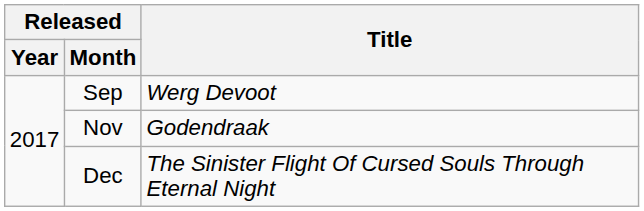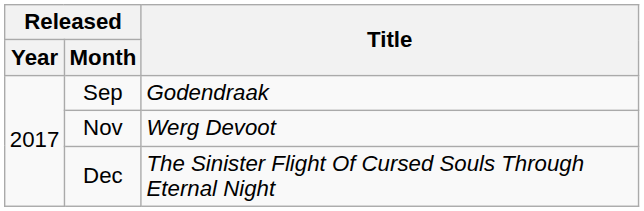(211, 92) Werg Devoot -> (208, 92) Godendraak
(208, 127) Godendraak -> (211, 127) Werg Devoot
